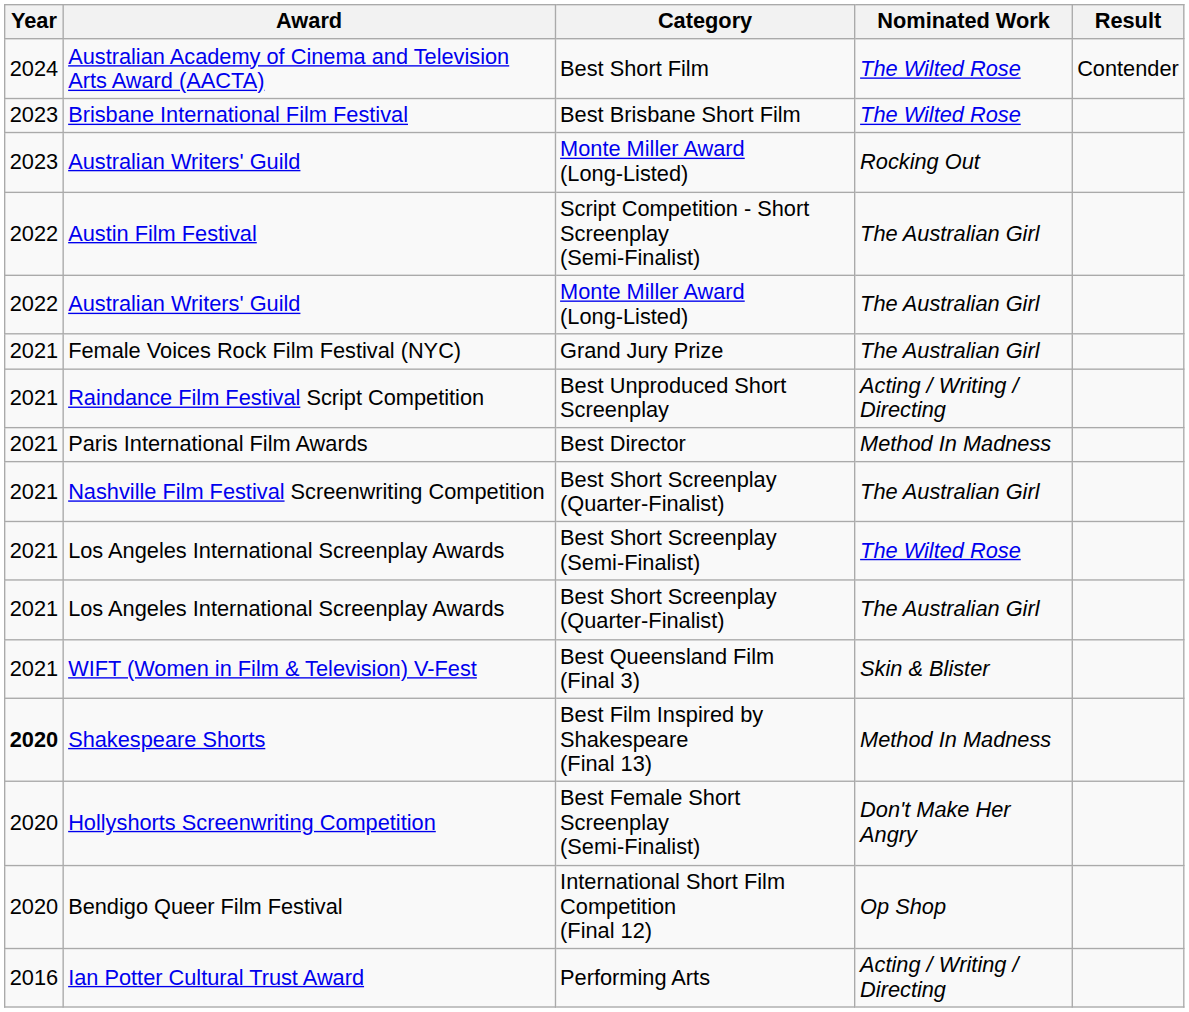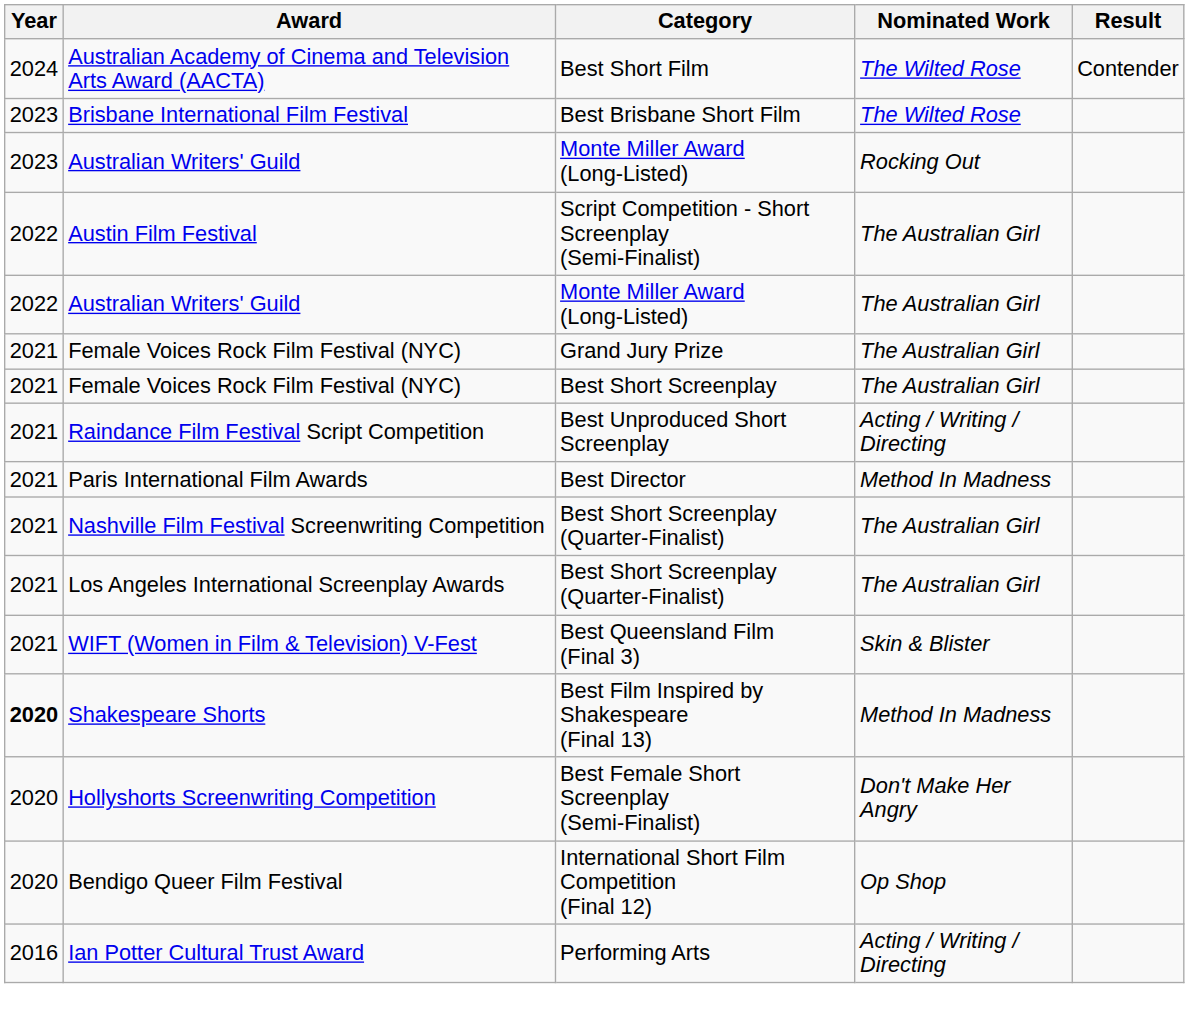+ row: (265, 385)
- row: (286, 550)
